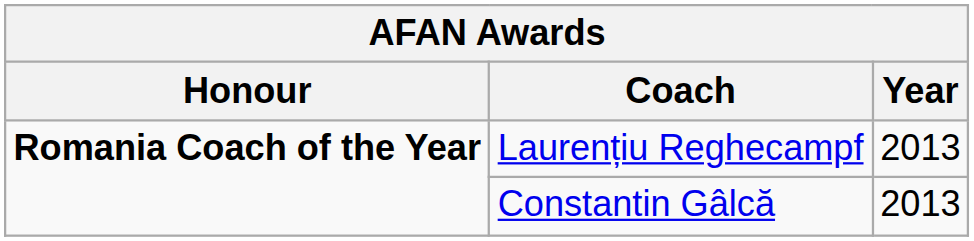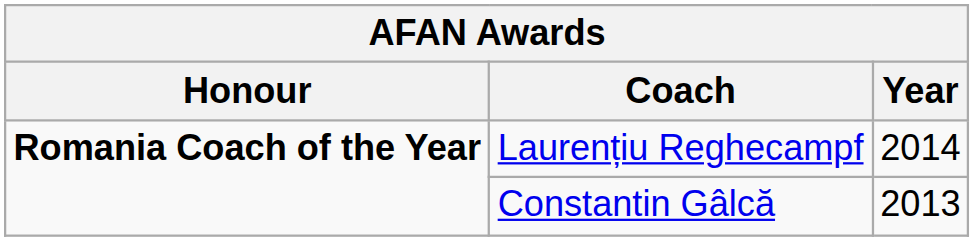(920, 147) 2013 -> (920, 147) 2014
